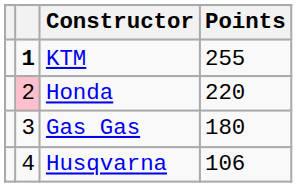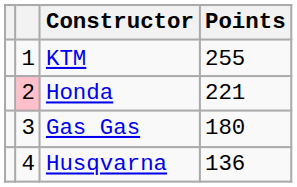(28, 58) bold -> (28, 58) normal
(225, 93) 220 -> (225, 93) 221
(225, 164) 106 -> (225, 164) 136
